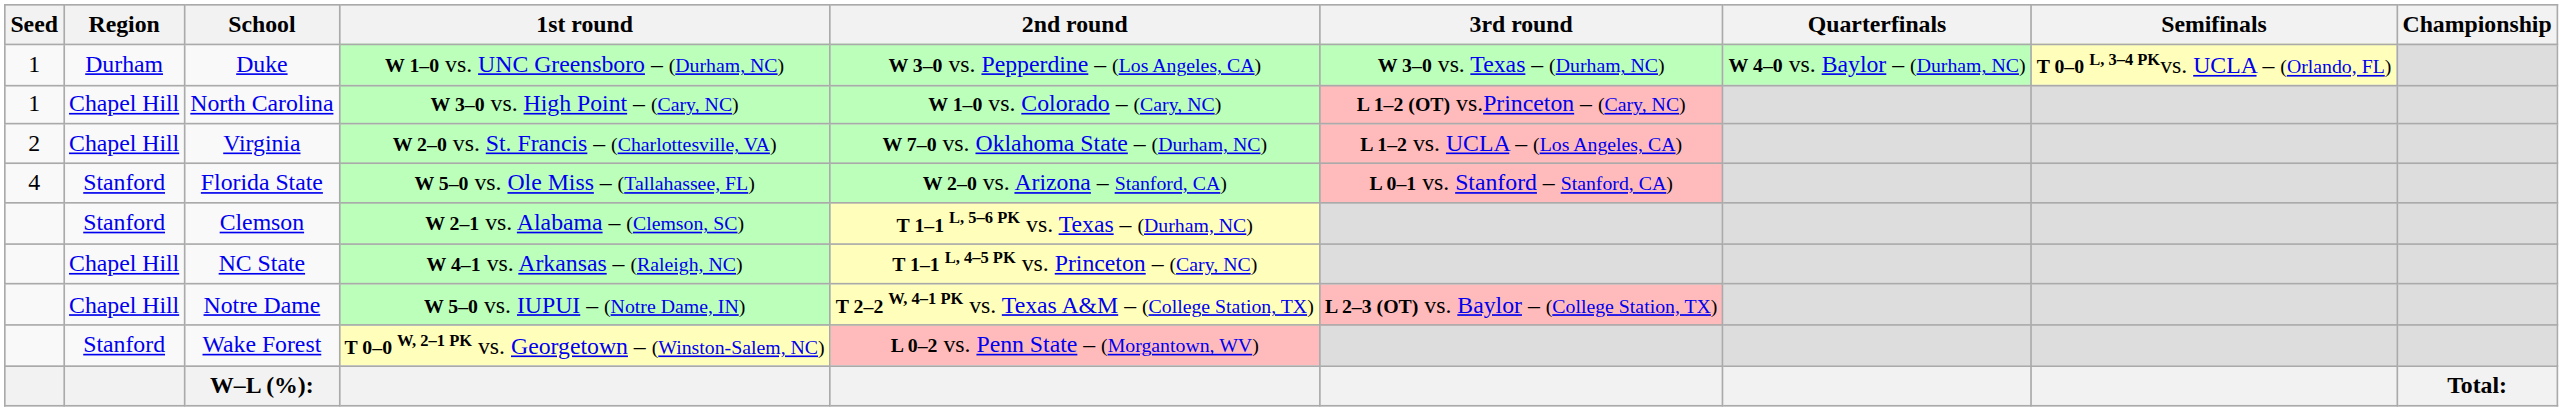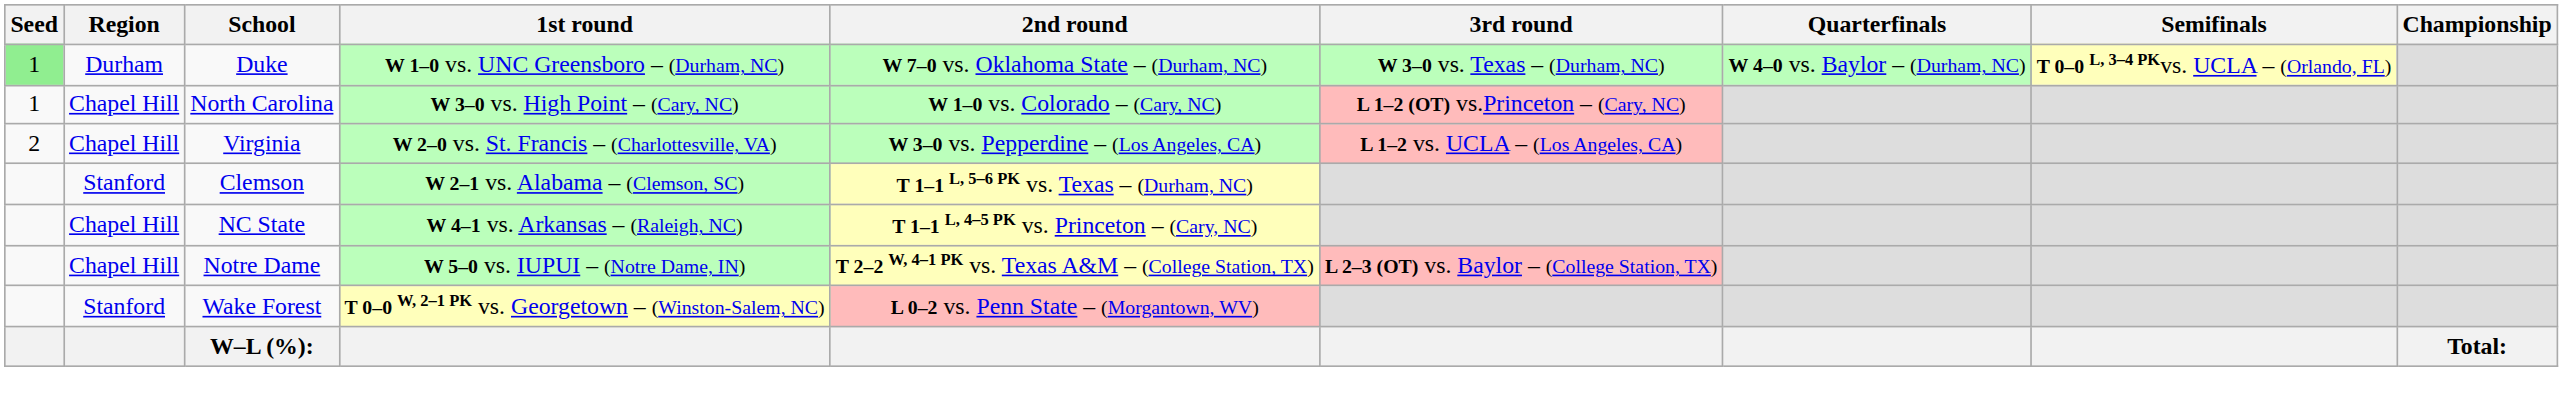(34, 64) no background -> (34, 64) lightgreen background
(1075, 64) W 3–0 vs. Pepperdine – (Los Angeles, CA) -> (1075, 64) W 7–0 vs. Oklahoma State – (Durham, NC)
(1075, 143) W 7–0 vs. Oklahoma State – (Durham, NC) -> (1075, 143) W 3–0 vs. Pepperdine – (Los Angeles, CA)
- row: (262, 182)
